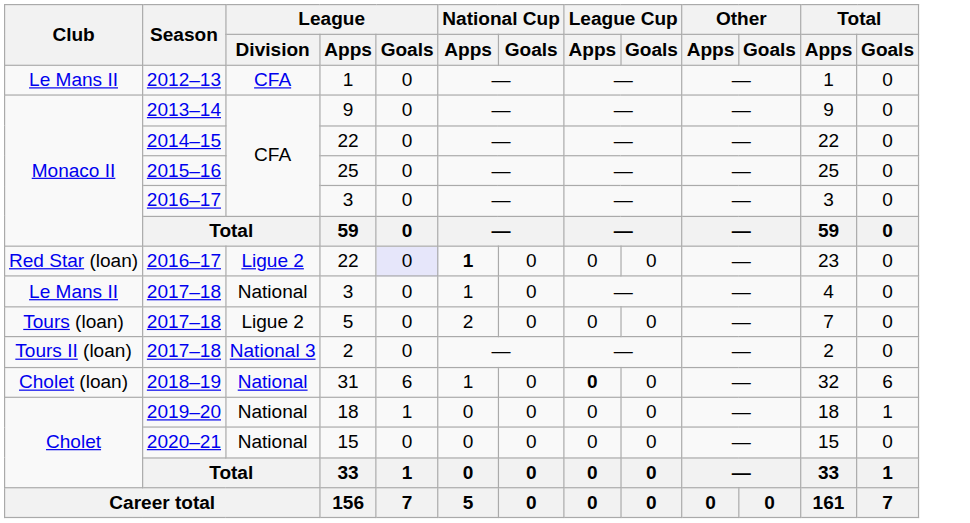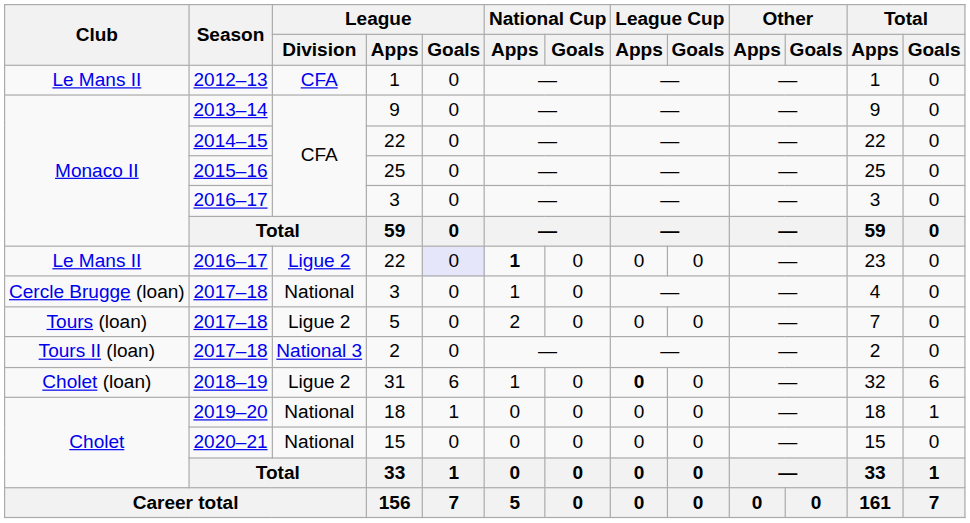(74, 261) Red Star (loan) -> (97, 261) Le Mans II
(74, 291) Le Mans II -> (97, 291) Cercle Brugge (loan)
(273, 381) National -> (319, 381) Ligue 2
